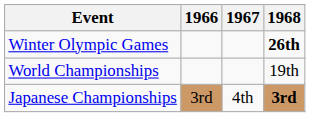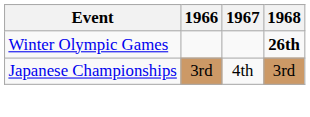- row: (84, 71)
(284, 97) bold -> (284, 71) normal
